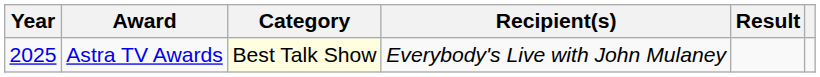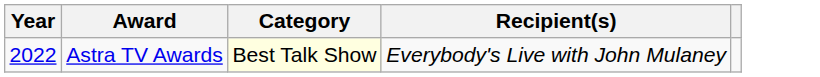- column: (768, 21)
(33, 54) 2025 -> (33, 54) 2022
